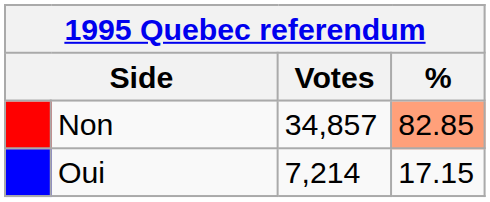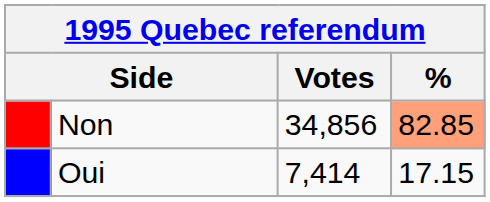(331, 125) 34,857 -> (331, 125) 34,856
(323, 173) 7,214 -> (323, 173) 7,414
